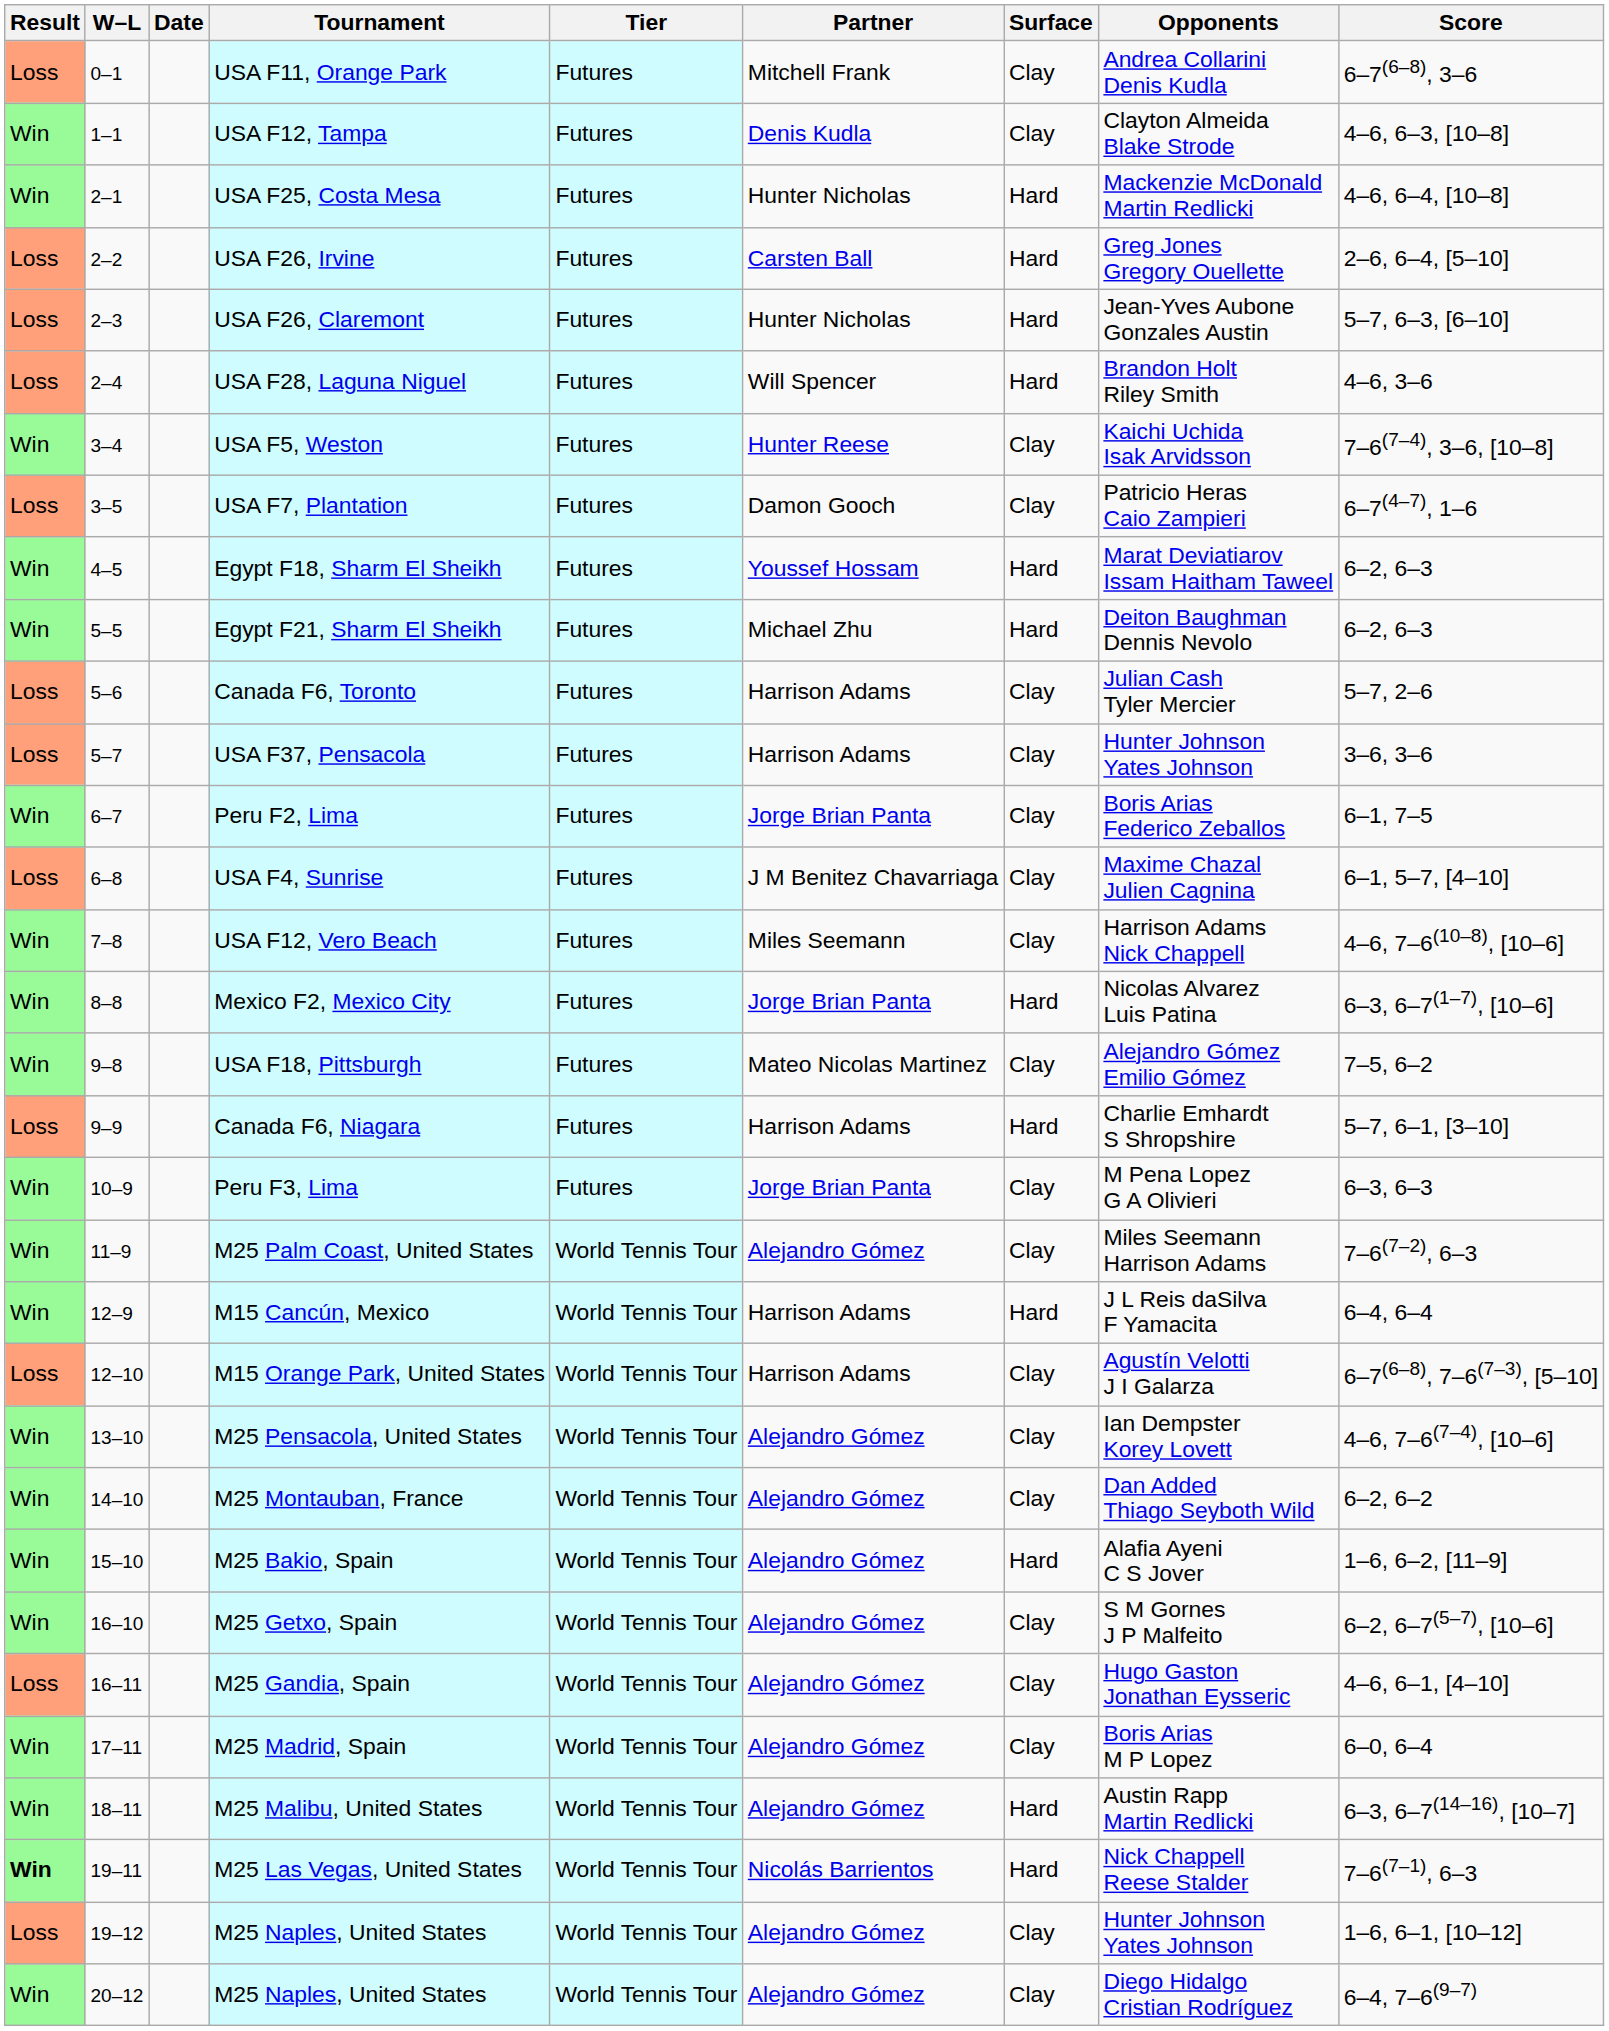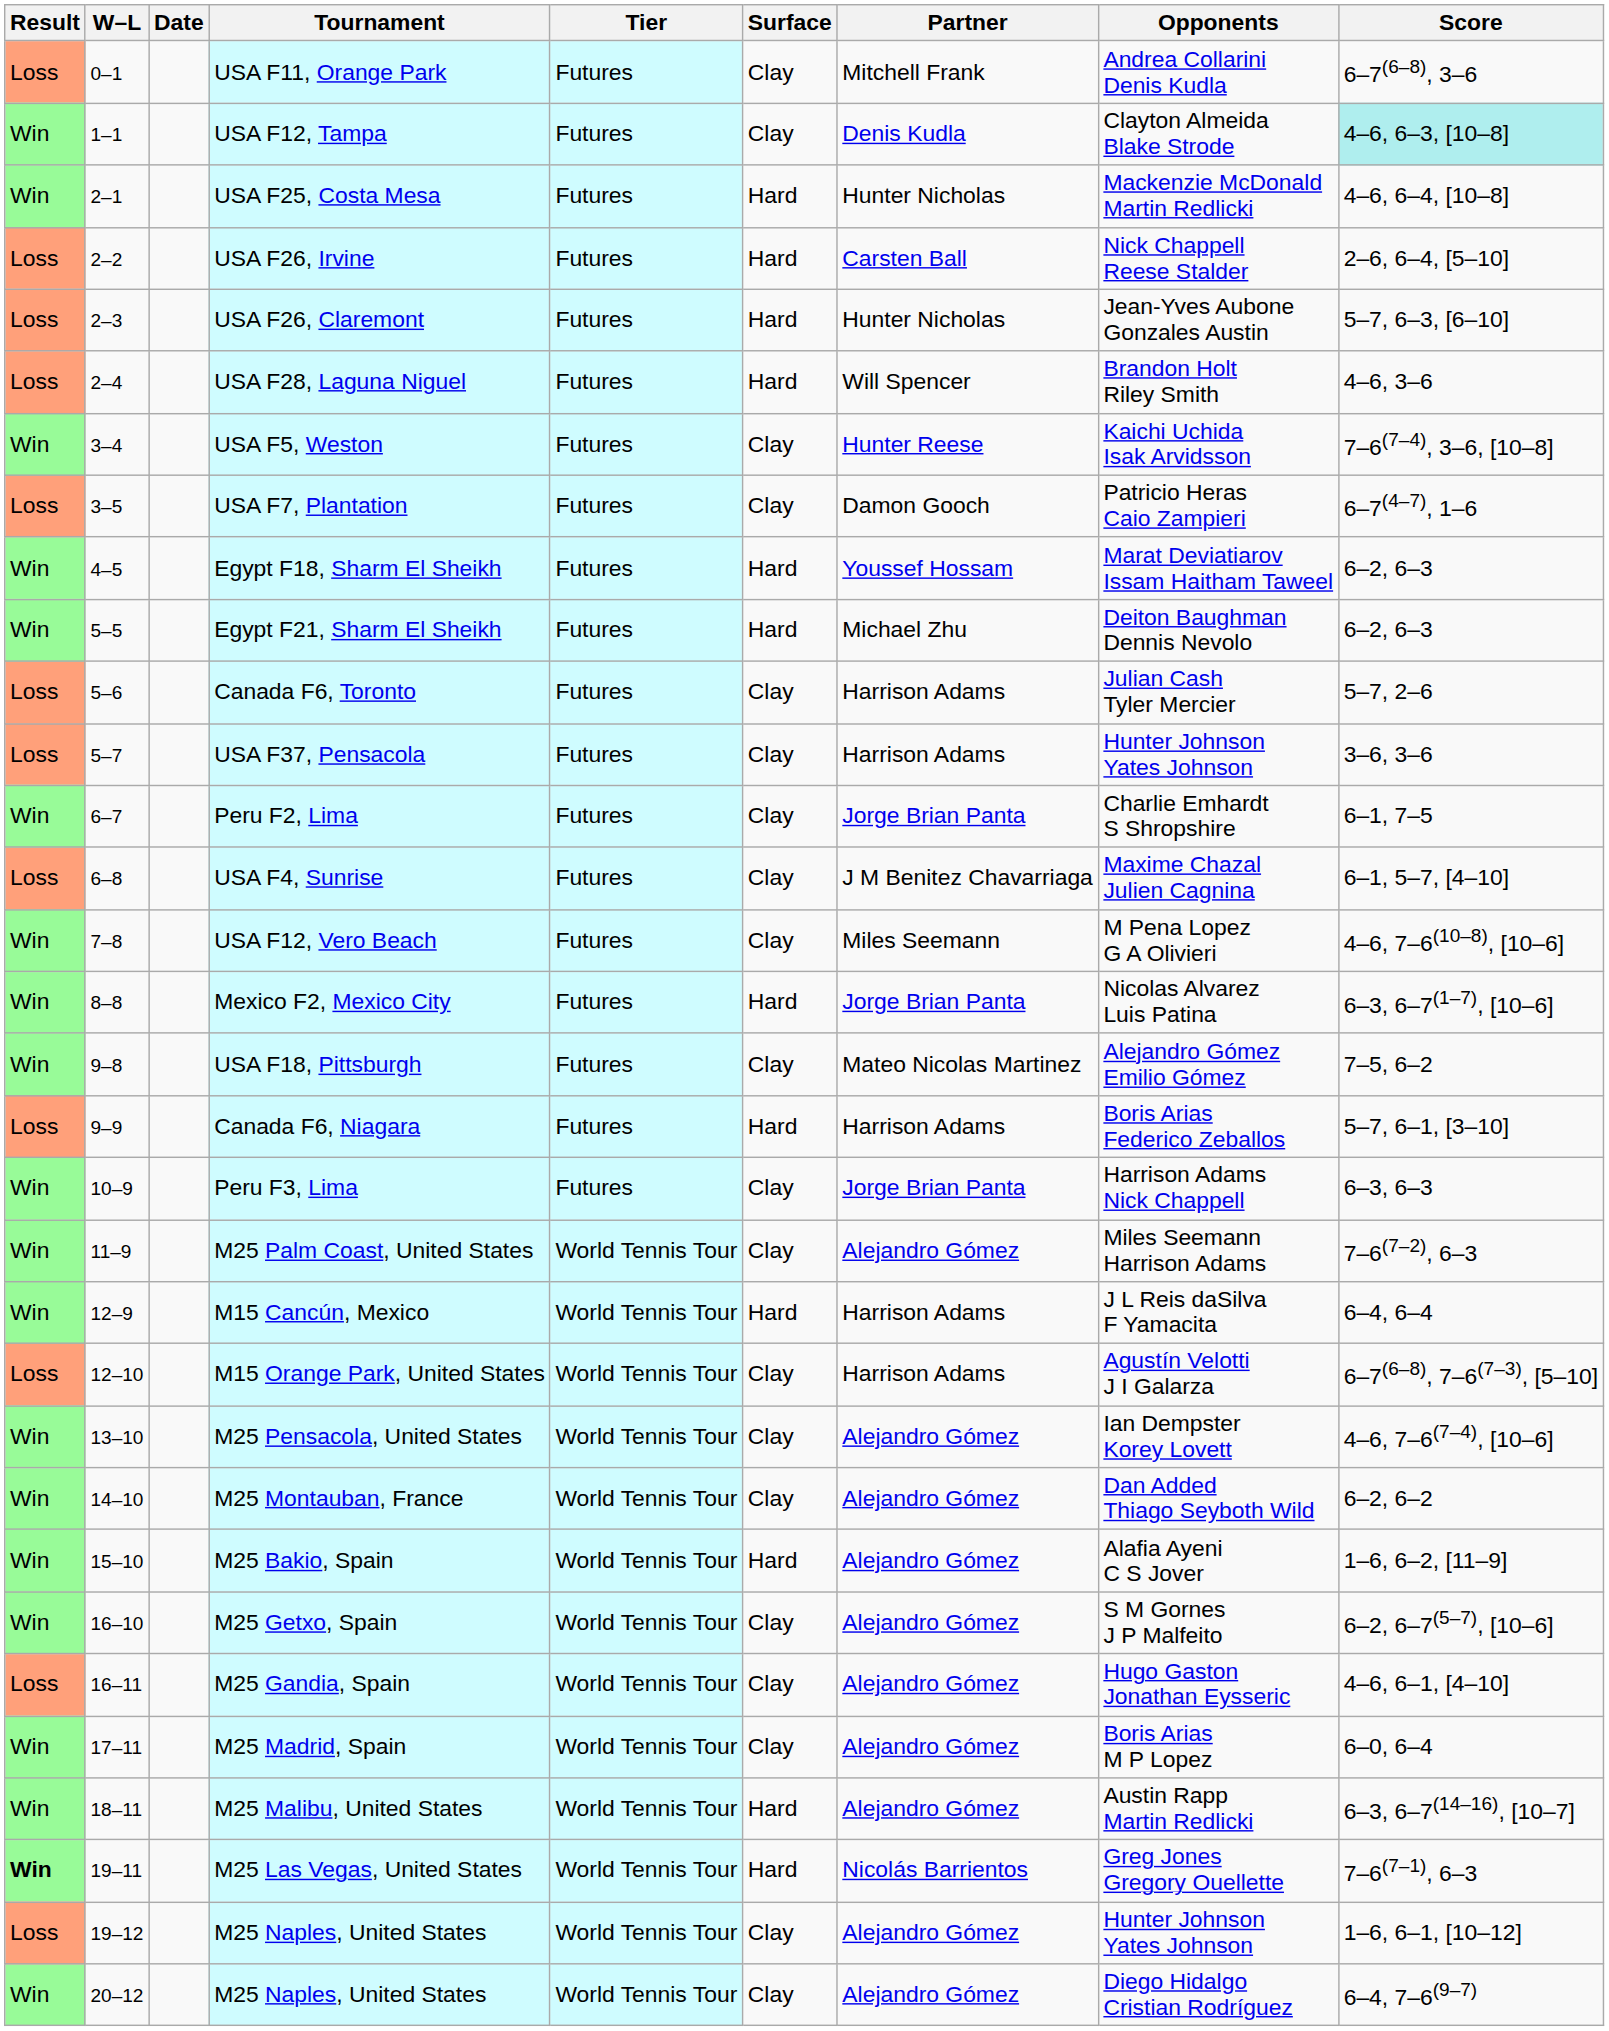columns swapped: (1051, 22) <-> (873, 22)
(1426, 133) no background -> (1426, 133) paleturquoise background
(1194, 257) Greg Jones Gregory Ouellette -> (1176, 257) Nick Chappell Reese Stalder
(1194, 816) Boris Arias Federico Zeballos -> (1186, 816) Charlie Emhardt S Shropshire
(1185, 940) Harrison Adams Nick Chappell -> (1177, 940) M Pena Lopez G A Olivieri
(1186, 1126) Charlie Emhardt S Shropshire -> (1194, 1126) Boris Arias Federico Zeballos
(1177, 1188) M Pena Lopez G A Olivieri -> (1185, 1188) Harrison Adams Nick Chappell
(1176, 1870) Nick Chappell Reese Stalder -> (1194, 1870) Greg Jones Gregory Ouellette
